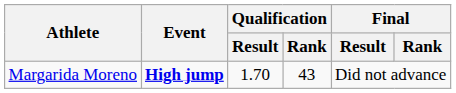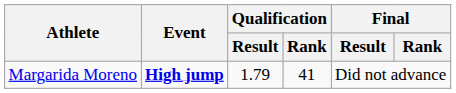(255, 74) 1.70 -> (255, 74) 1.79
(307, 74) 43 -> (307, 74) 41
